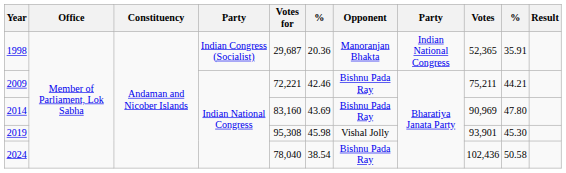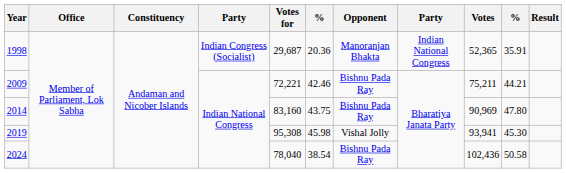(319, 111) 43.69 -> (319, 111) 43.75
(483, 133) 93,901 -> (483, 133) 93,941
